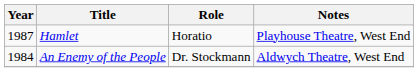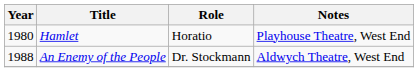(21, 35) 1987 -> (21, 35) 1980
(21, 56) 1984 -> (21, 56) 1988
